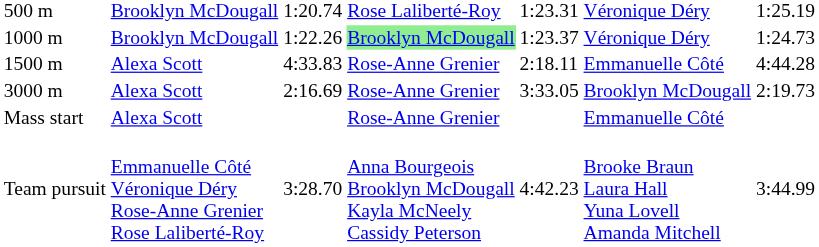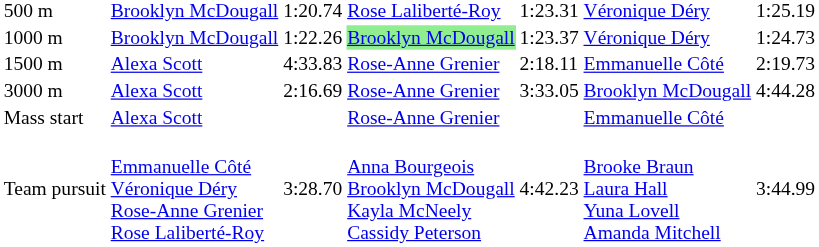(786, 64) 4:44.28 -> (786, 64) 2:19.73
(786, 91) 2:19.73 -> (786, 91) 4:44.28
